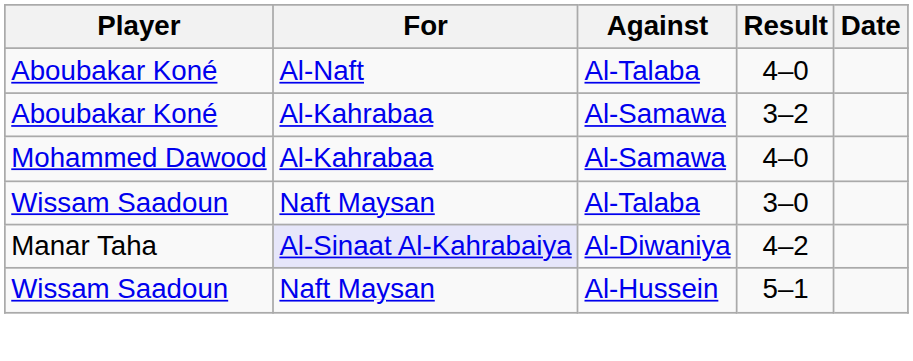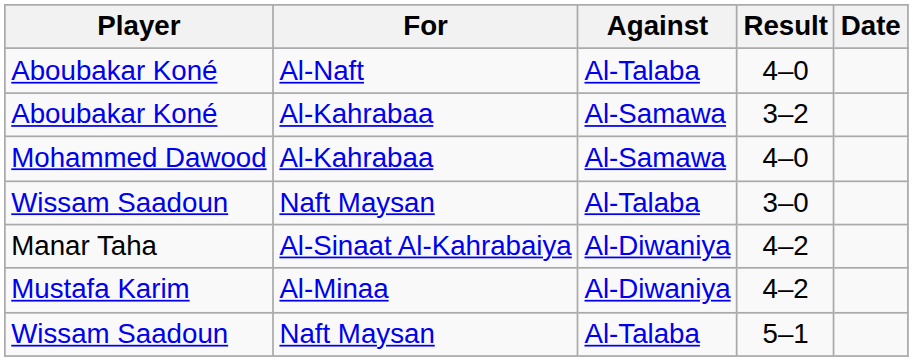(426, 245) lavender background -> (426, 245) no background
+ row: (100, 289)
(651, 289) Al-Hussein -> (642, 333) Al-Talaba
